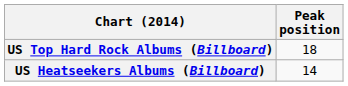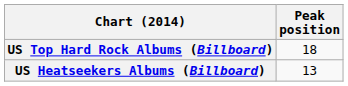(310, 70) 14 -> (310, 70) 13
